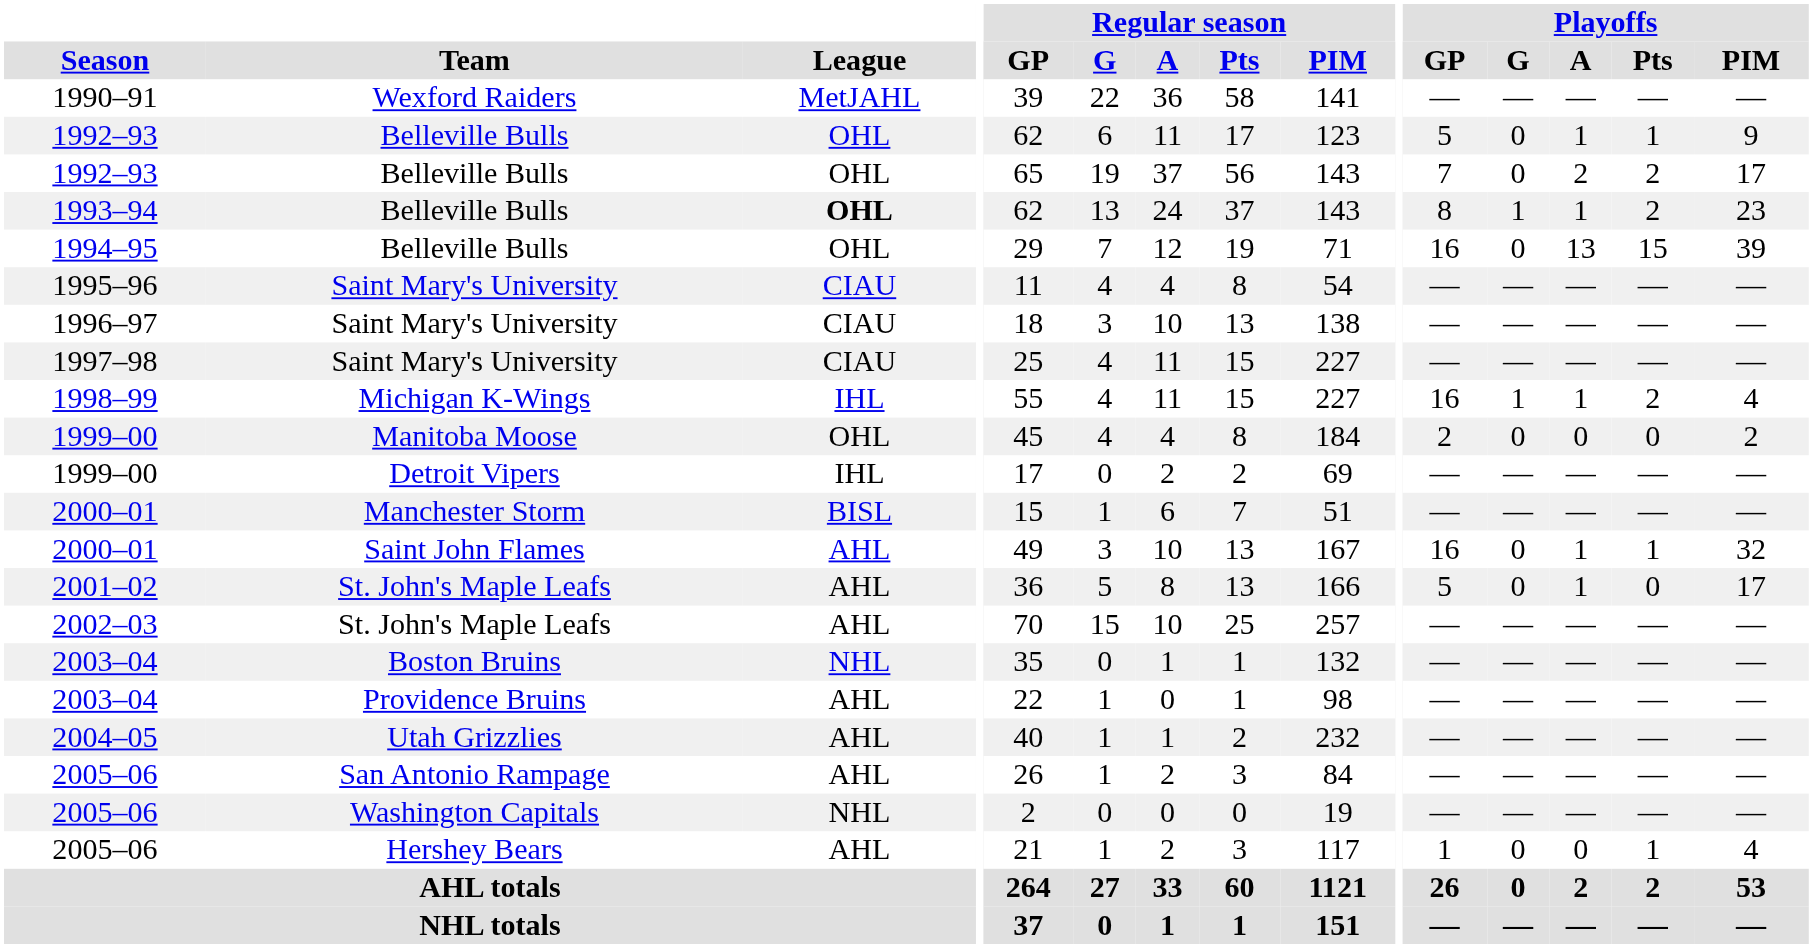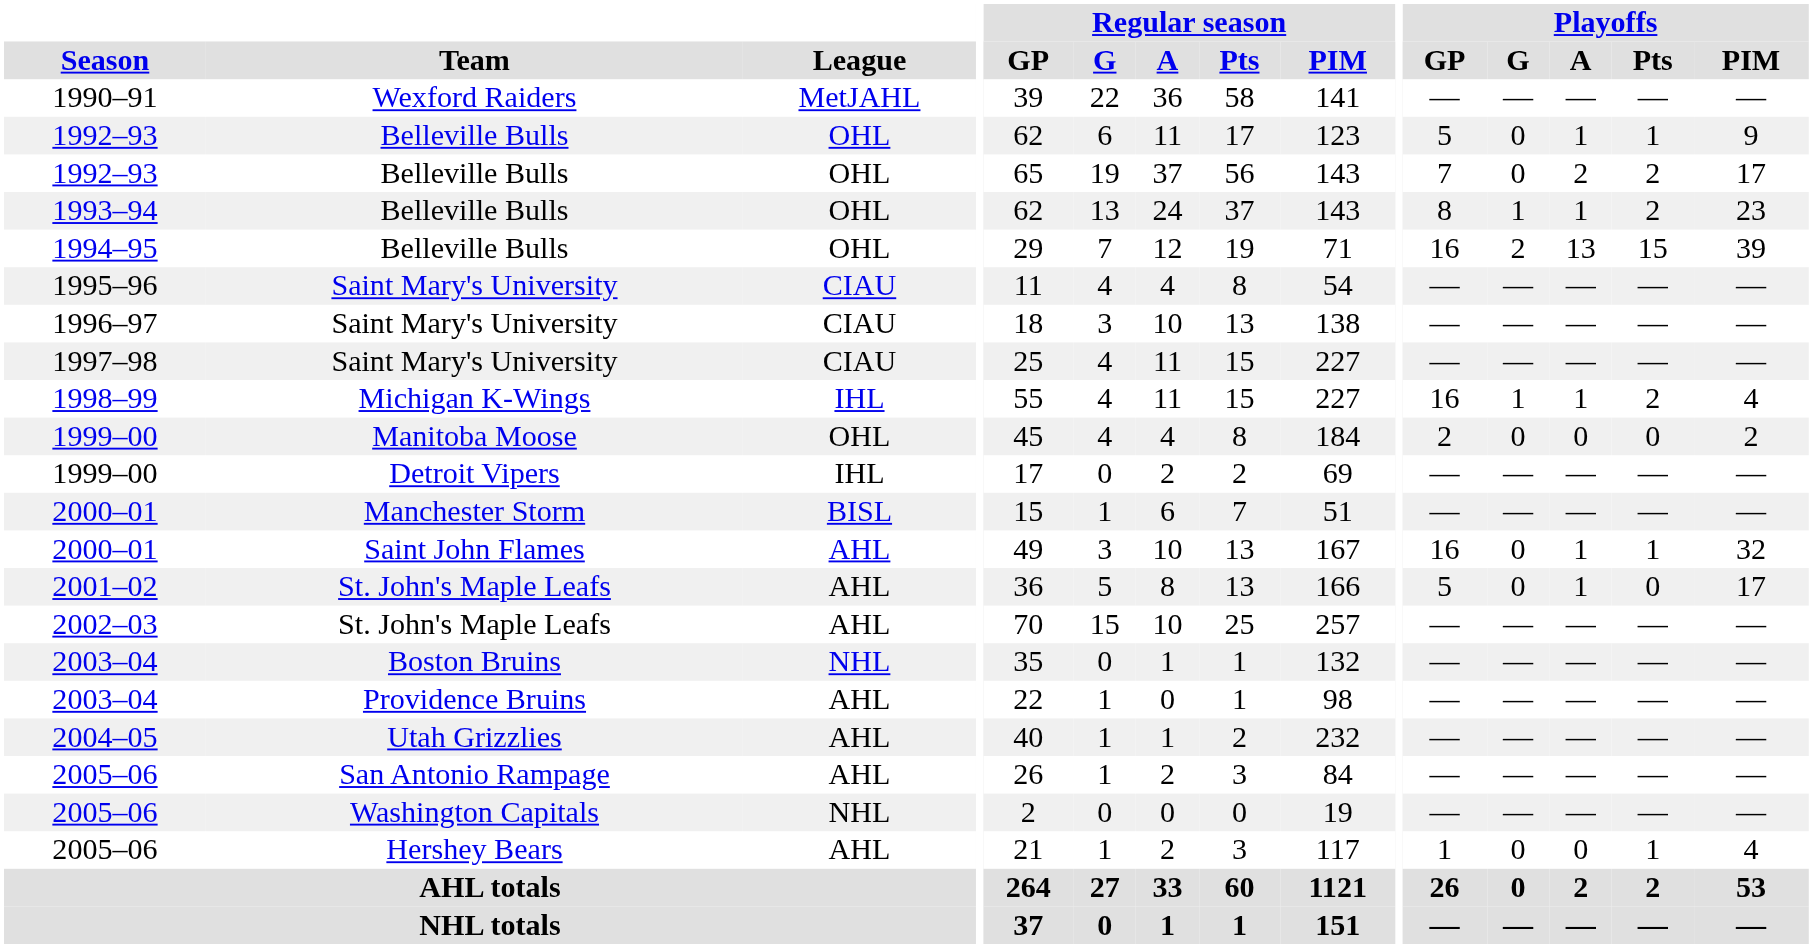(859, 210) bold -> (859, 210) normal
(1518, 247) 0 -> (1518, 247) 2
